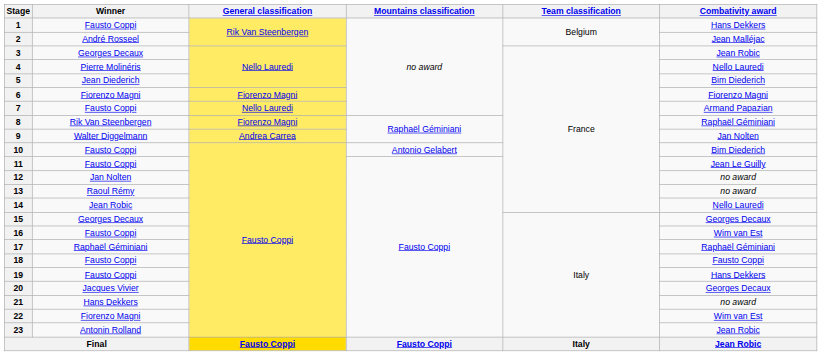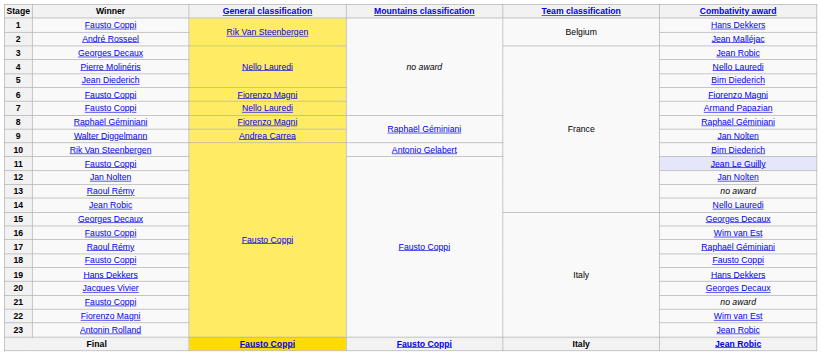(111, 95) Fiorenzo Magni -> (111, 95) Fausto Coppi
(111, 122) Rik Van Steenbergen -> (111, 122) Raphaël Géminiani
(111, 150) Fausto Coppi -> (111, 150) Rik Van Steenbergen
(738, 164) no background -> (738, 164) lavender background
(738, 178) no award -> (738, 178) Jan Nolten
(111, 247) Raphaël Géminiani -> (111, 247) Raoul Rémy
(111, 275) Fausto Coppi -> (111, 275) Hans Dekkers
(111, 302) Hans Dekkers -> (111, 302) Fausto Coppi
